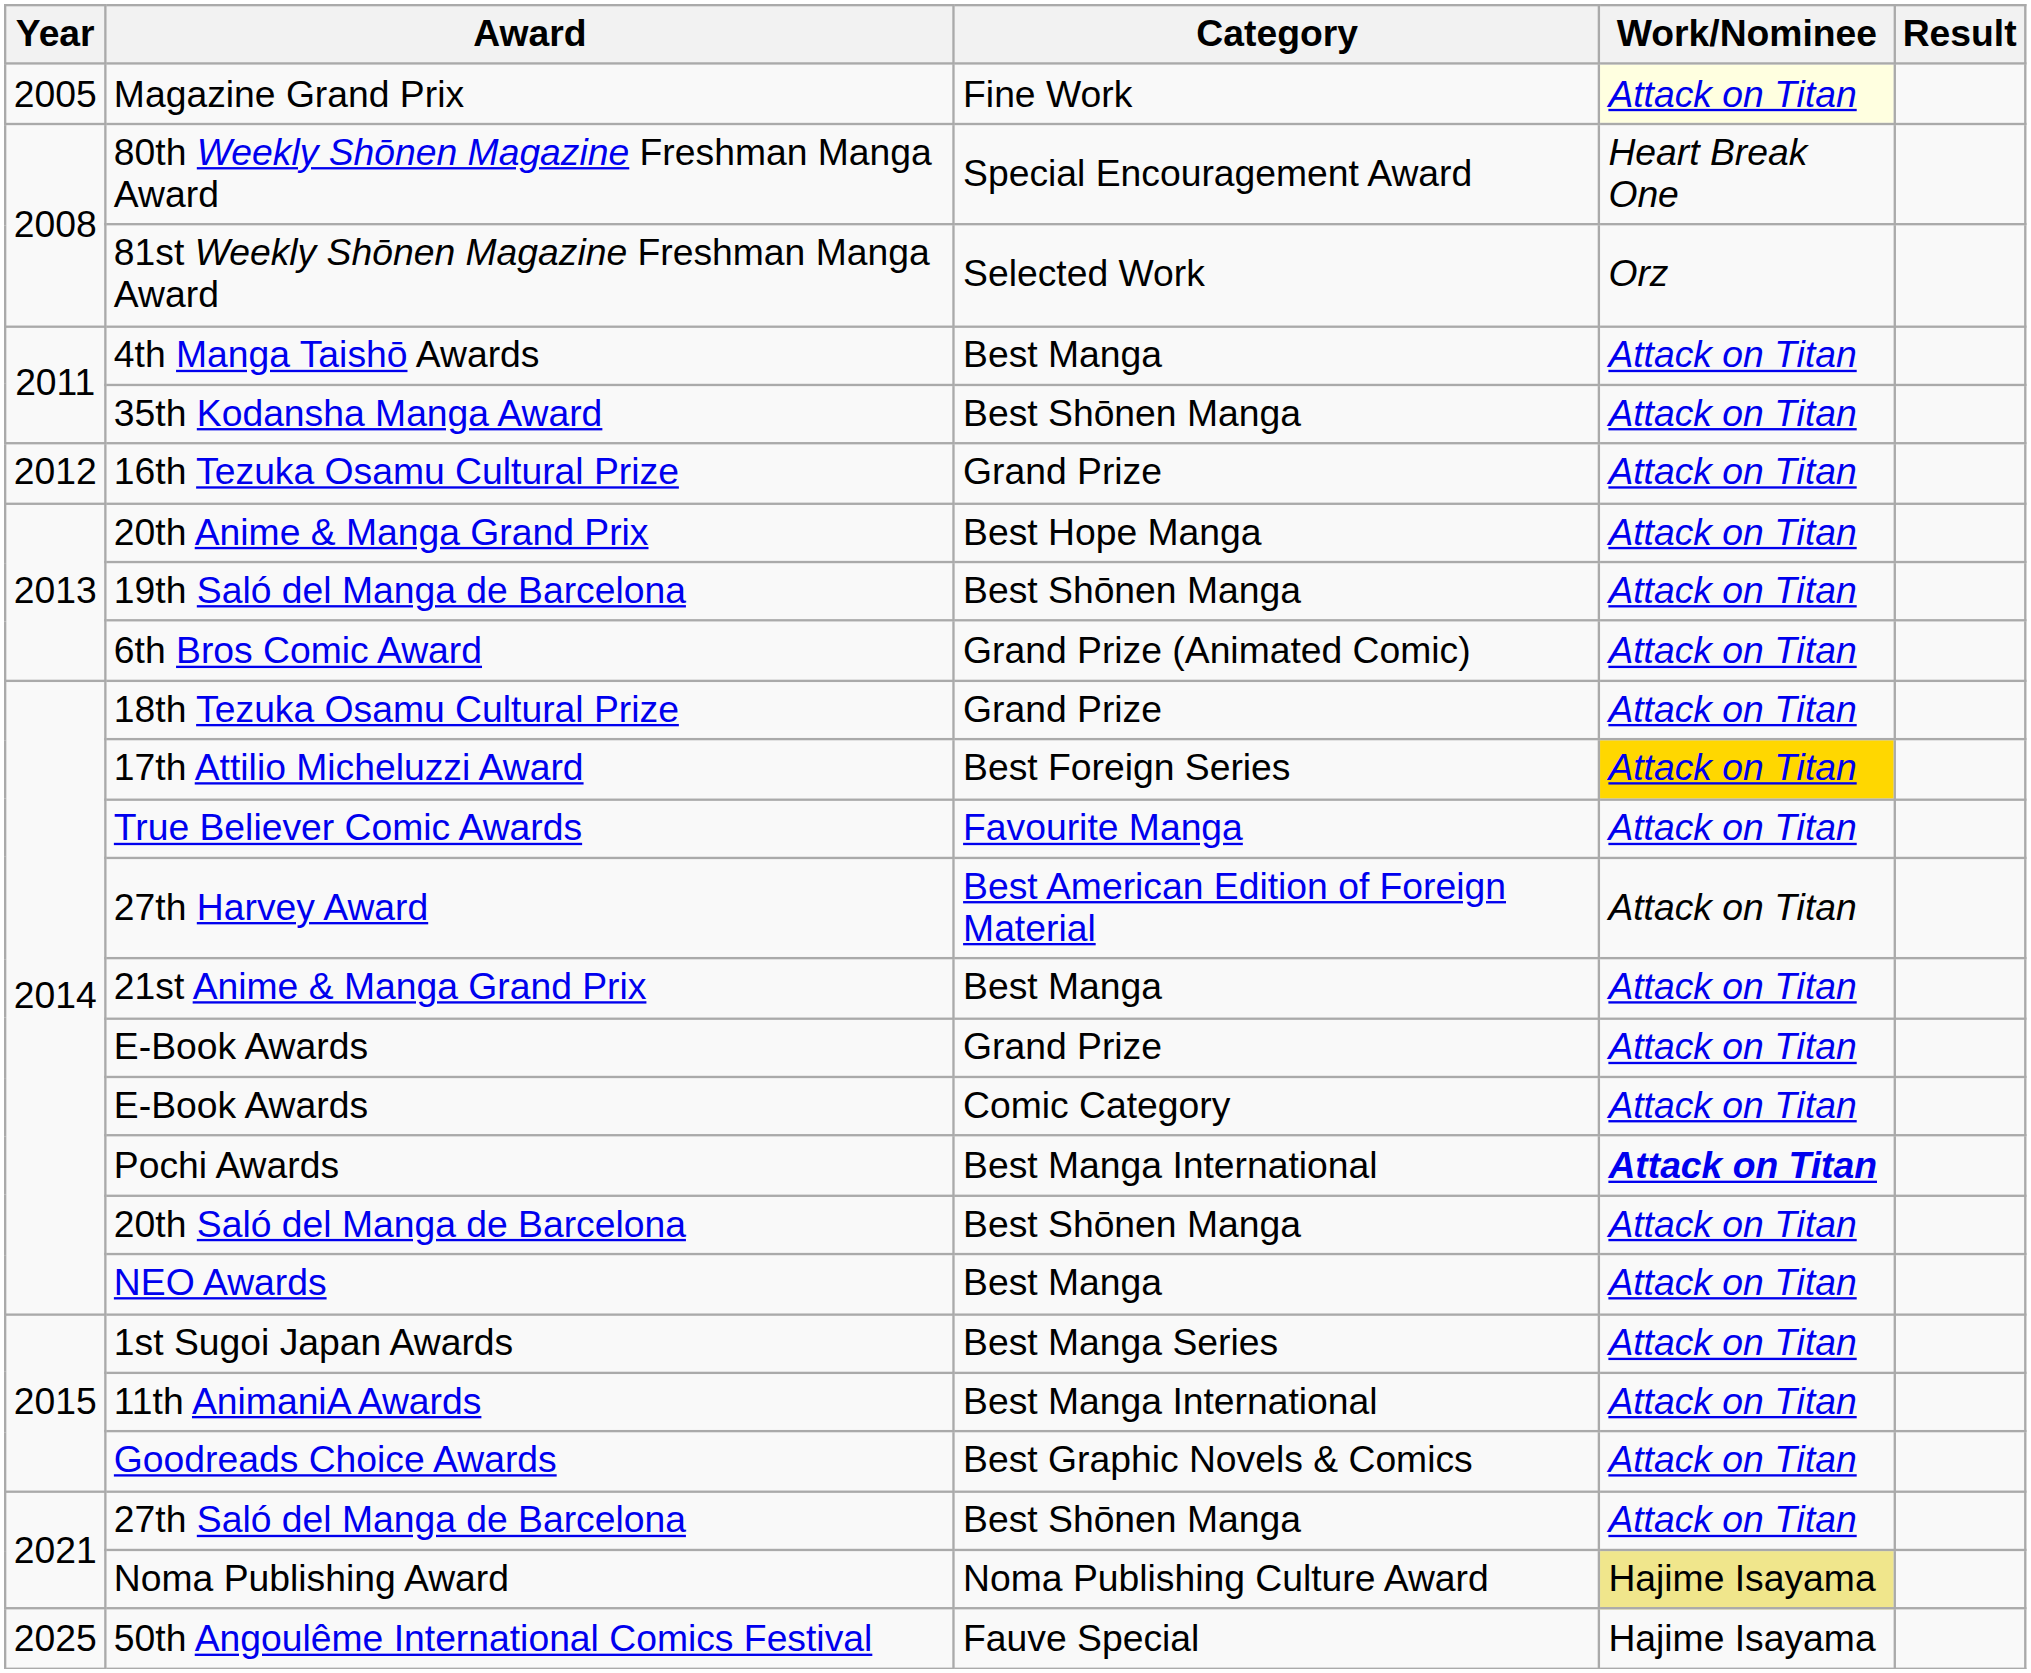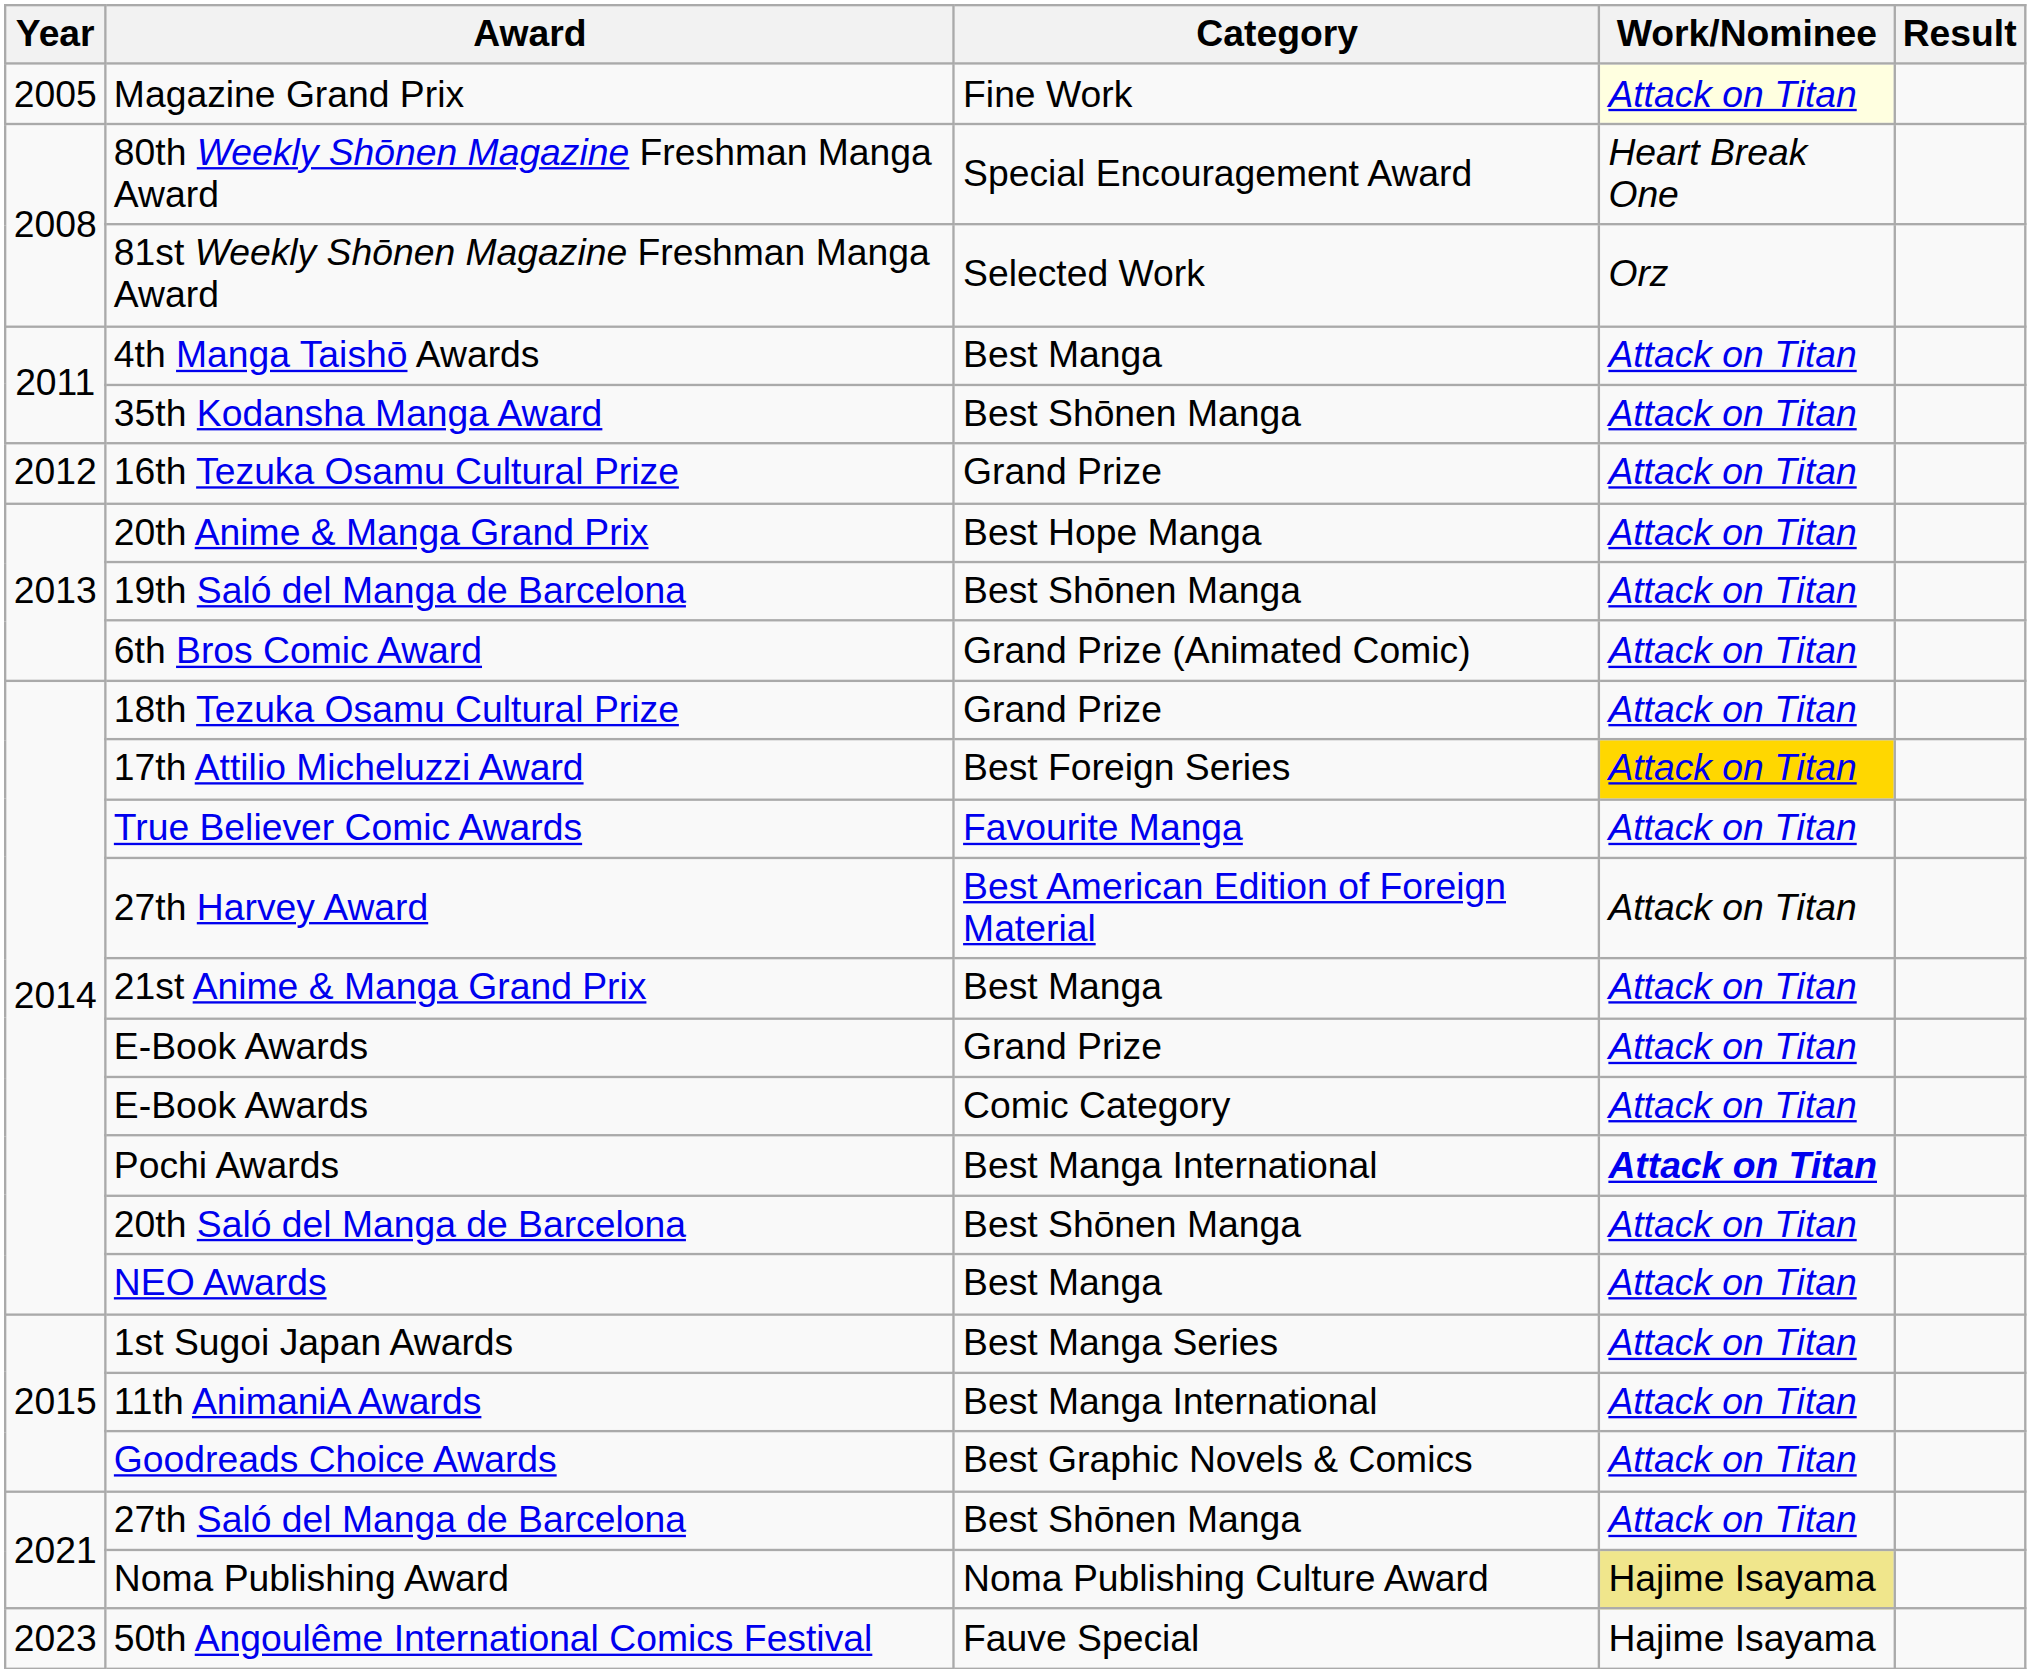(55, 1637) 2025 -> (55, 1637) 2023
